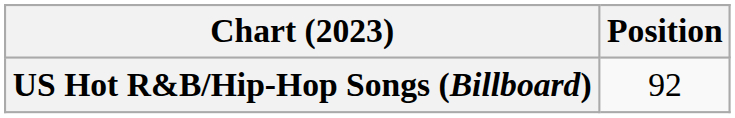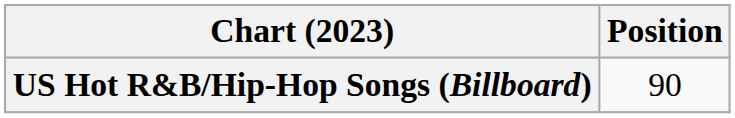(665, 84) 92 -> (665, 84) 90
